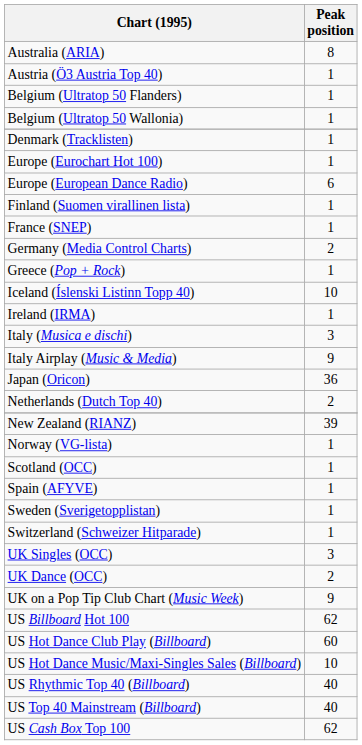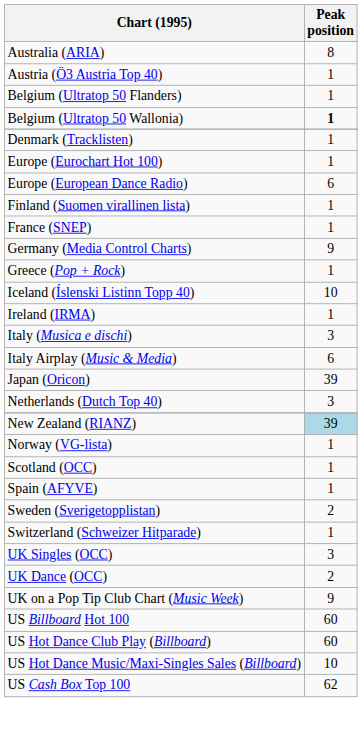(331, 118) normal -> (331, 118) bold
(331, 249) 2 -> (331, 249) 9
(331, 358) 9 -> (331, 358) 6
(331, 380) 36 -> (331, 380) 39
(331, 401) 2 -> (331, 401) 3
(331, 423) no background -> (331, 423) lightblue background
(331, 510) 1 -> (331, 510) 2
(331, 620) 62 -> (331, 620) 60
- row: (98, 685)
- row: (104, 707)
